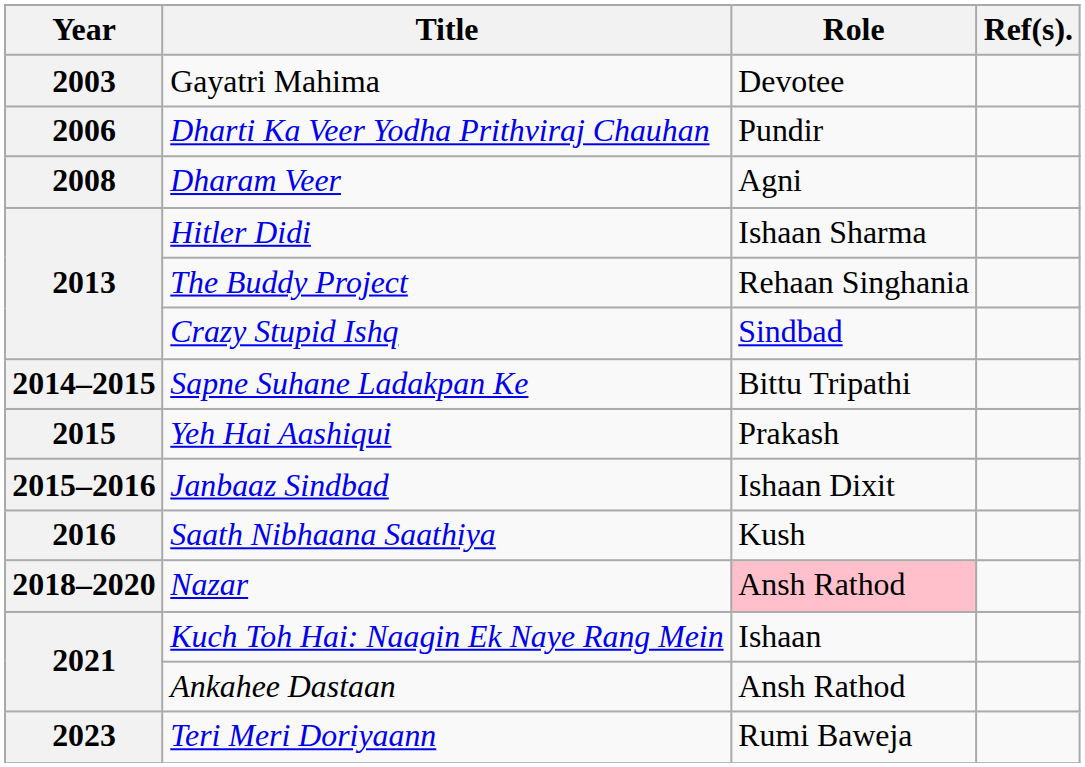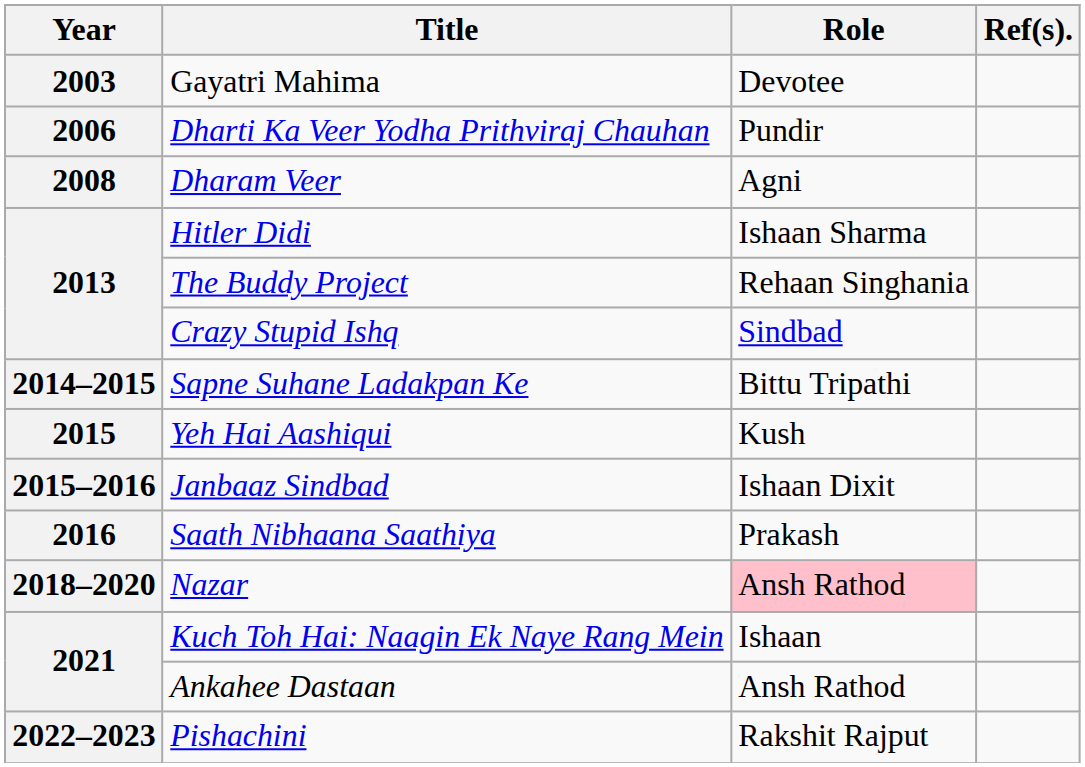(789, 433) Prakash -> (772, 433) Kush
(772, 534) Kush -> (789, 534) Prakash
+ row: (238, 736)
- row: (303, 736)
